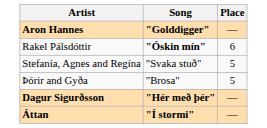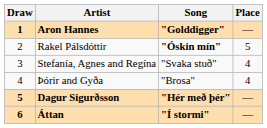+ column: (20, 13)
(232, 47) 6 -> (248, 47) 5
(232, 64) 5 -> (248, 64) 4
(232, 81) 5 -> (248, 81) 4
